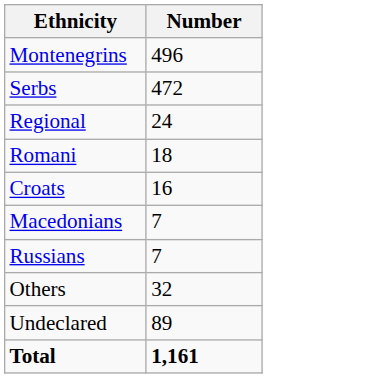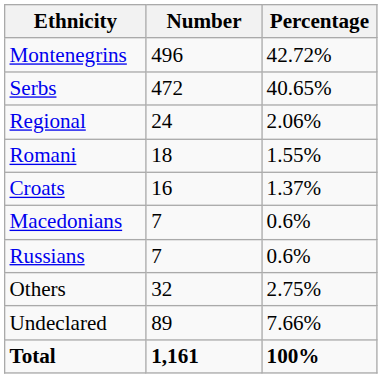+ column: (319, 21)
